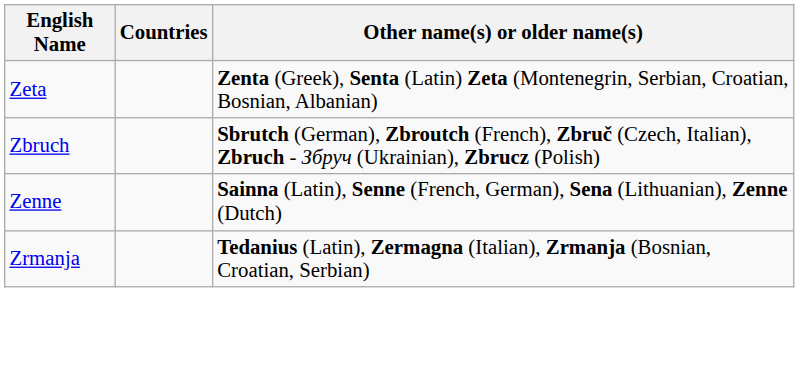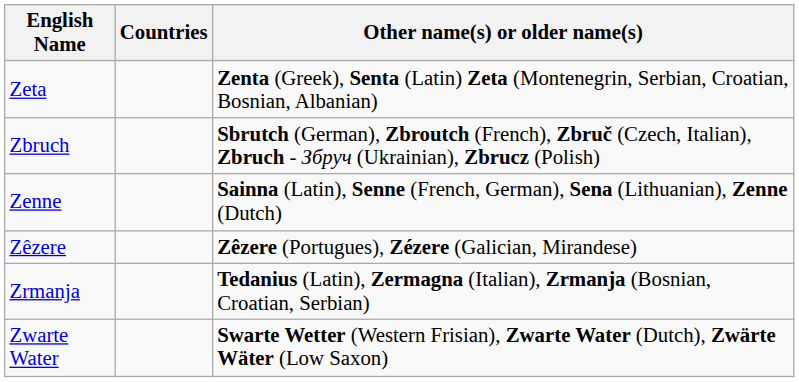+ row: (38, 246)
+ row: (39, 347)
